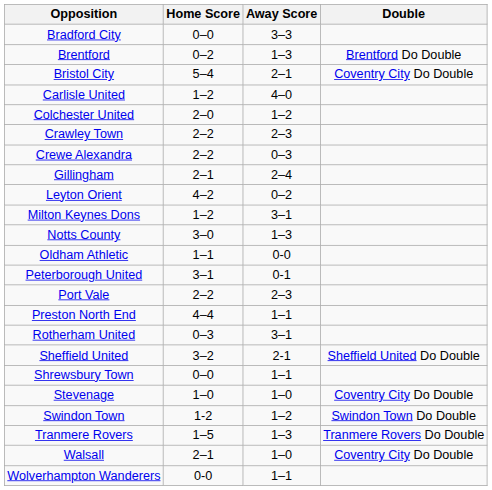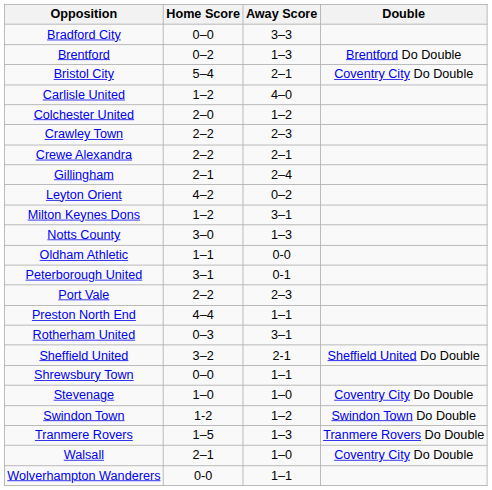(282, 154) 0–3 -> (282, 154) 2–1
